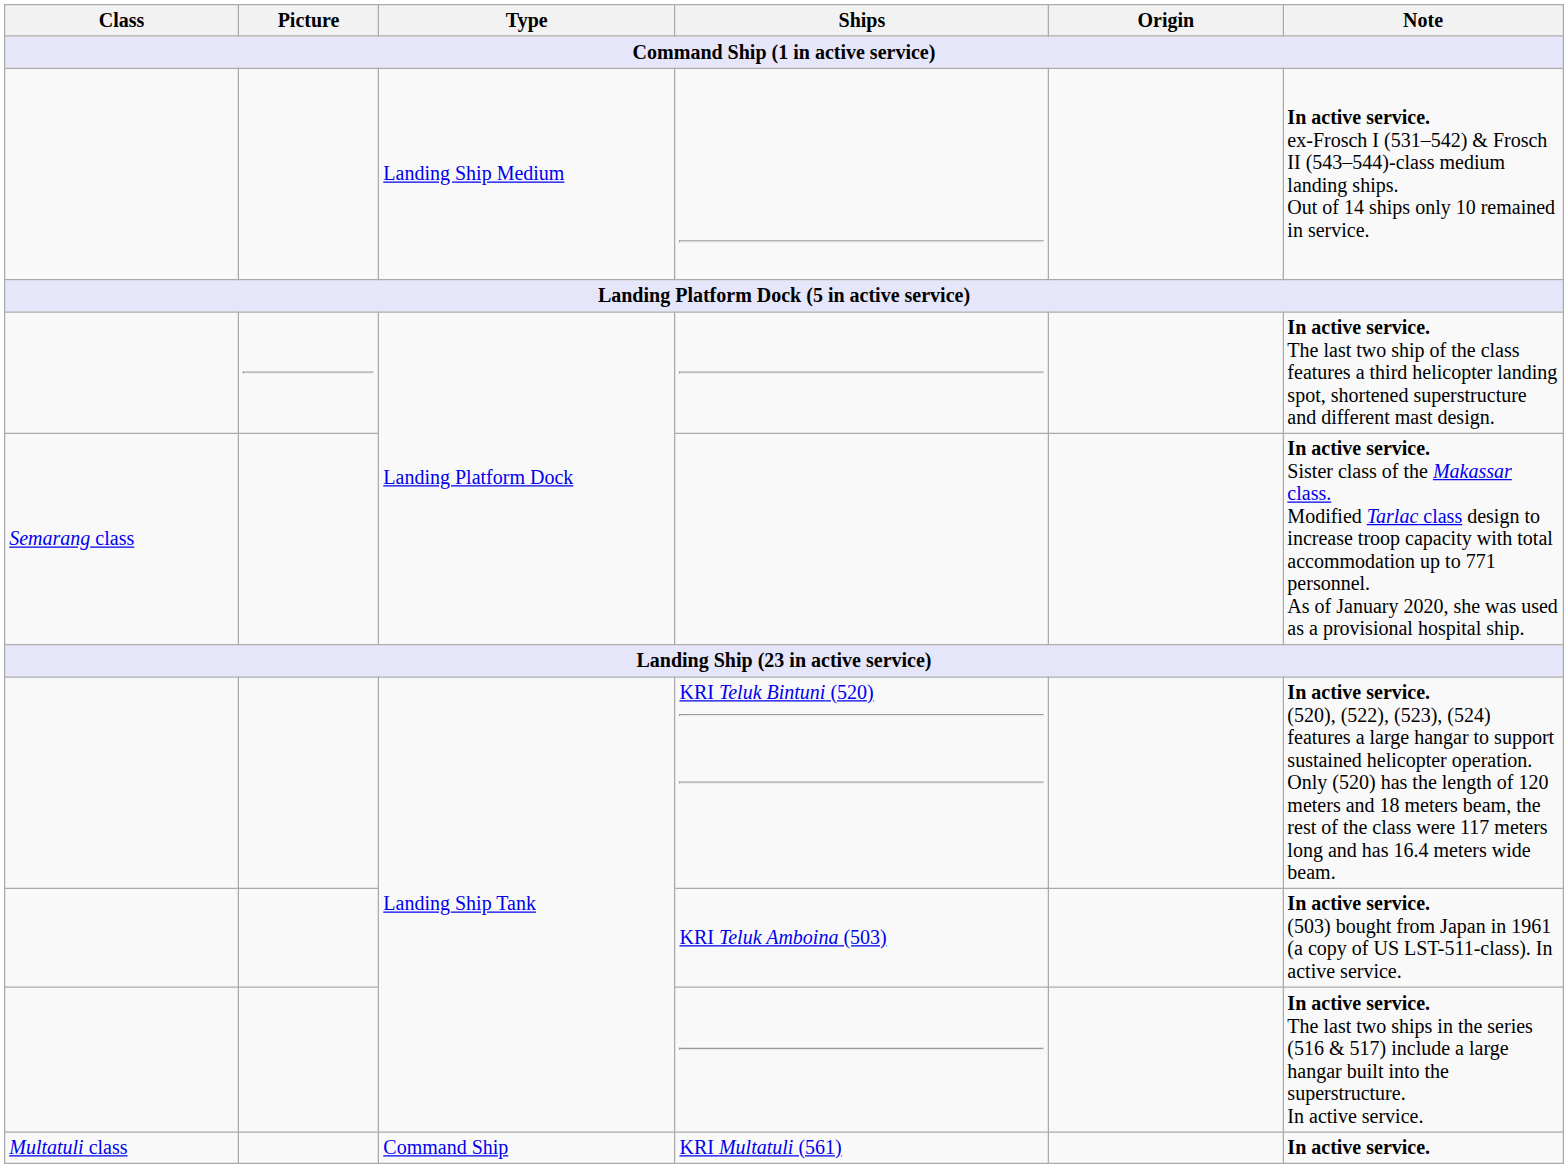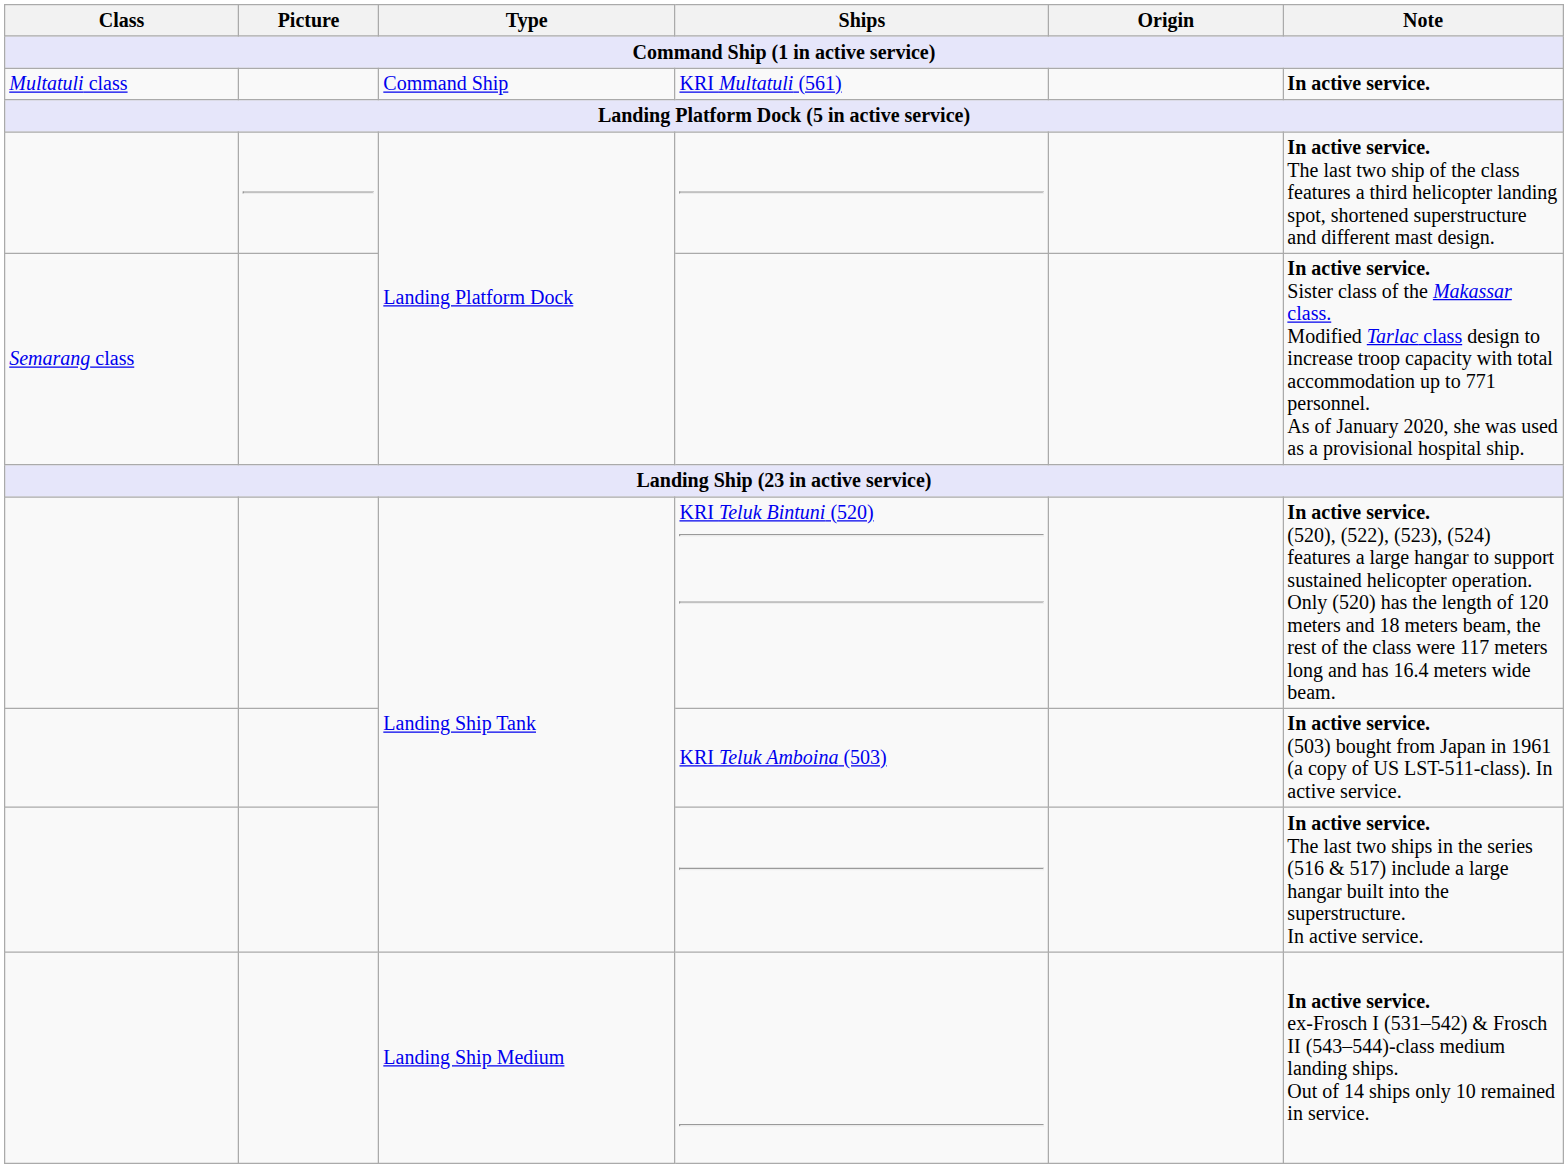rows swapped: (446, 1147) <-> (474, 173)
